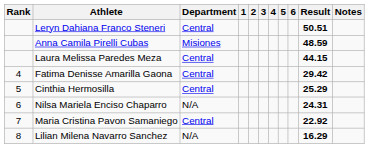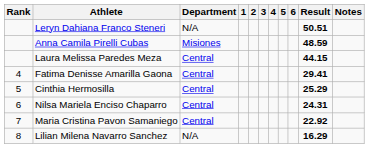(198, 27) Central -> (190, 27) N/A
(315, 74) 29.42 -> (315, 74) 29.41
(190, 105) N/A -> (198, 105) Central
